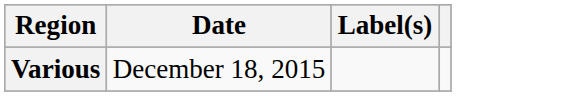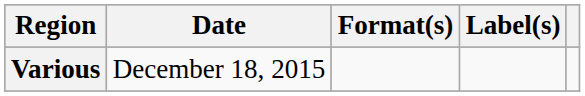+ column: (395, 25)
